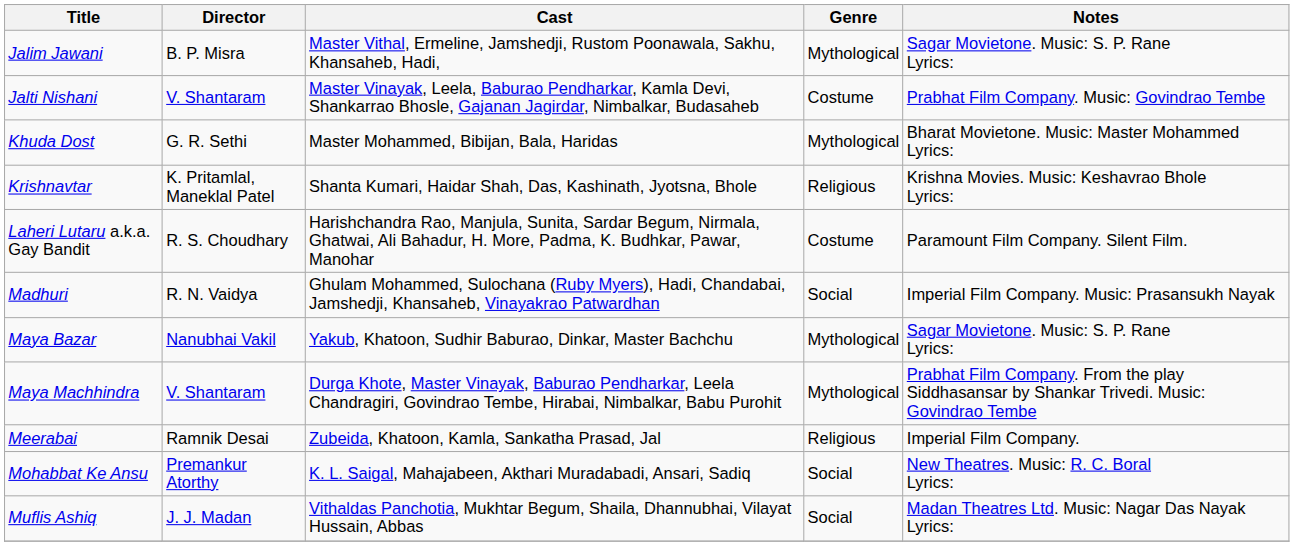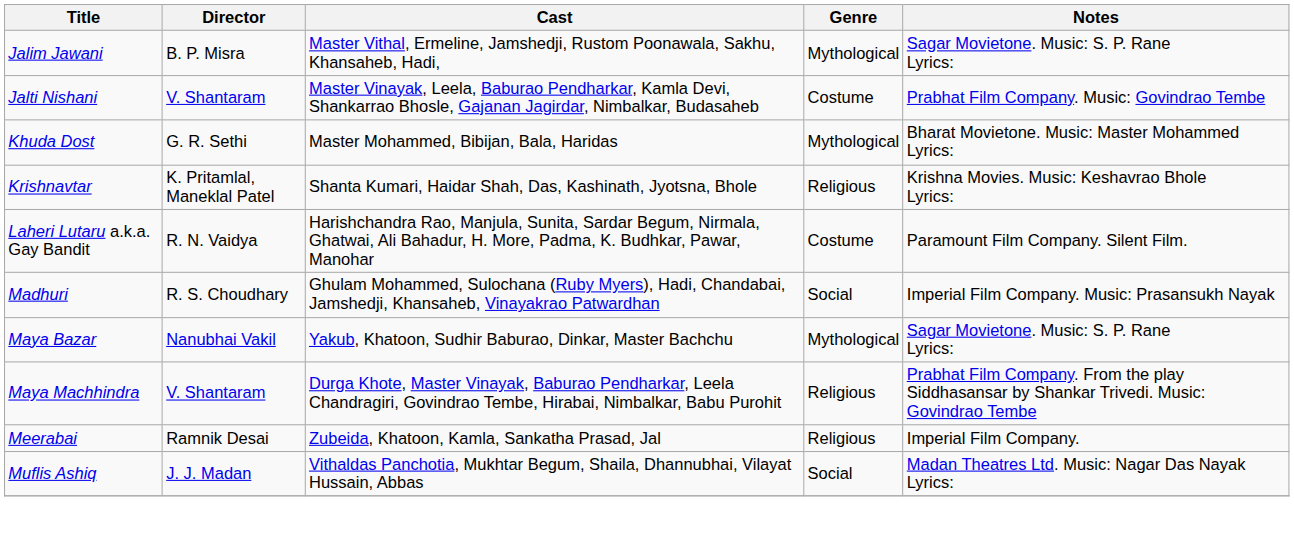(227, 240) R. S. Choudhary -> (212, 240) R. N. Vaidya
(212, 294) R. N. Vaidya -> (227, 294) R. S. Choudhary
(853, 393) Mythological -> (842, 393) Religious
- row: (78, 473)
